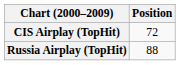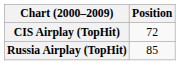(152, 50) 88 -> (152, 50) 85
